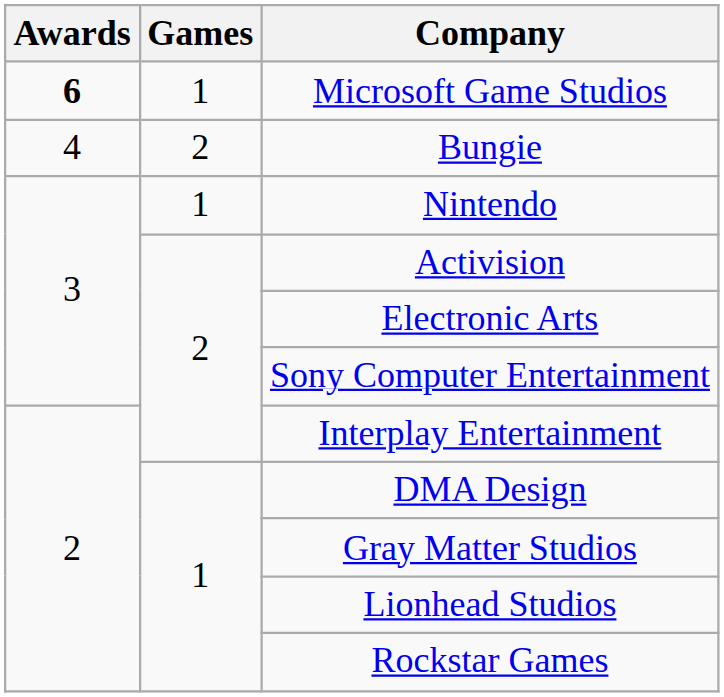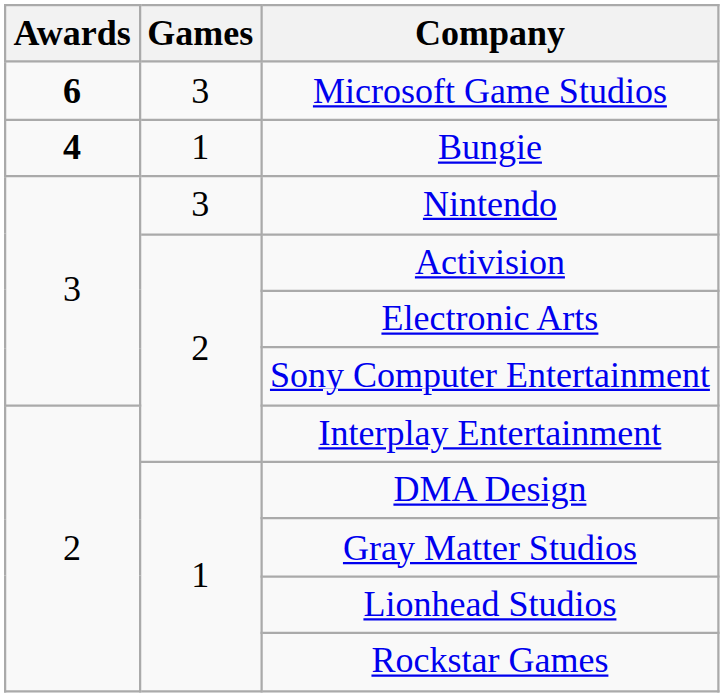(200, 90) 1 -> (200, 90) 3
(72, 147) normal -> (72, 147) bold
(200, 147) 2 -> (200, 147) 1
(200, 204) 1 -> (200, 204) 3
